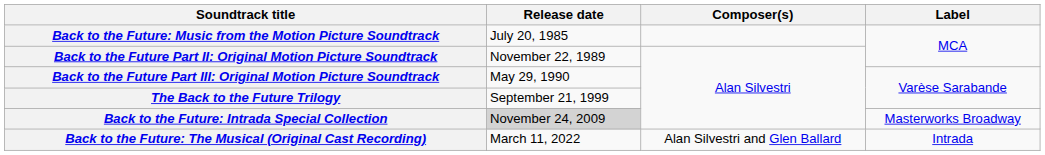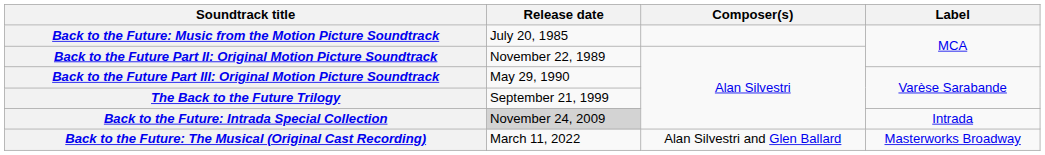(953, 118) Masterworks Broadway -> (953, 118) Intrada
(953, 139) Intrada -> (953, 139) Masterworks Broadway
